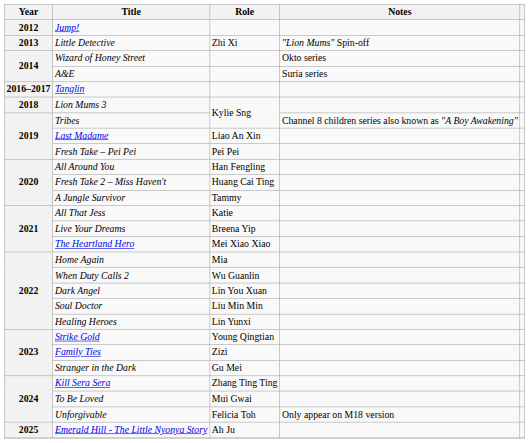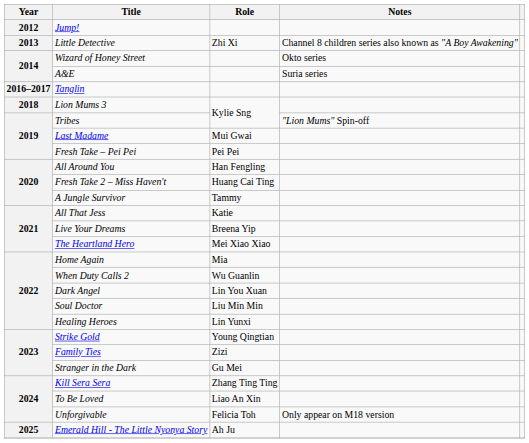(326, 43) "Lion Mums" Spin-off -> (400, 43) Channel 8 children series also known as "A Boy Awakening"
(400, 120) Channel 8 children series also known as "A Boy Awakening" -> (326, 120) "Lion Mums" Spin-off
(236, 136) Liao An Xin -> (232, 136) Mui Gwai
(232, 399) Mui Gwai -> (236, 399) Liao An Xin
